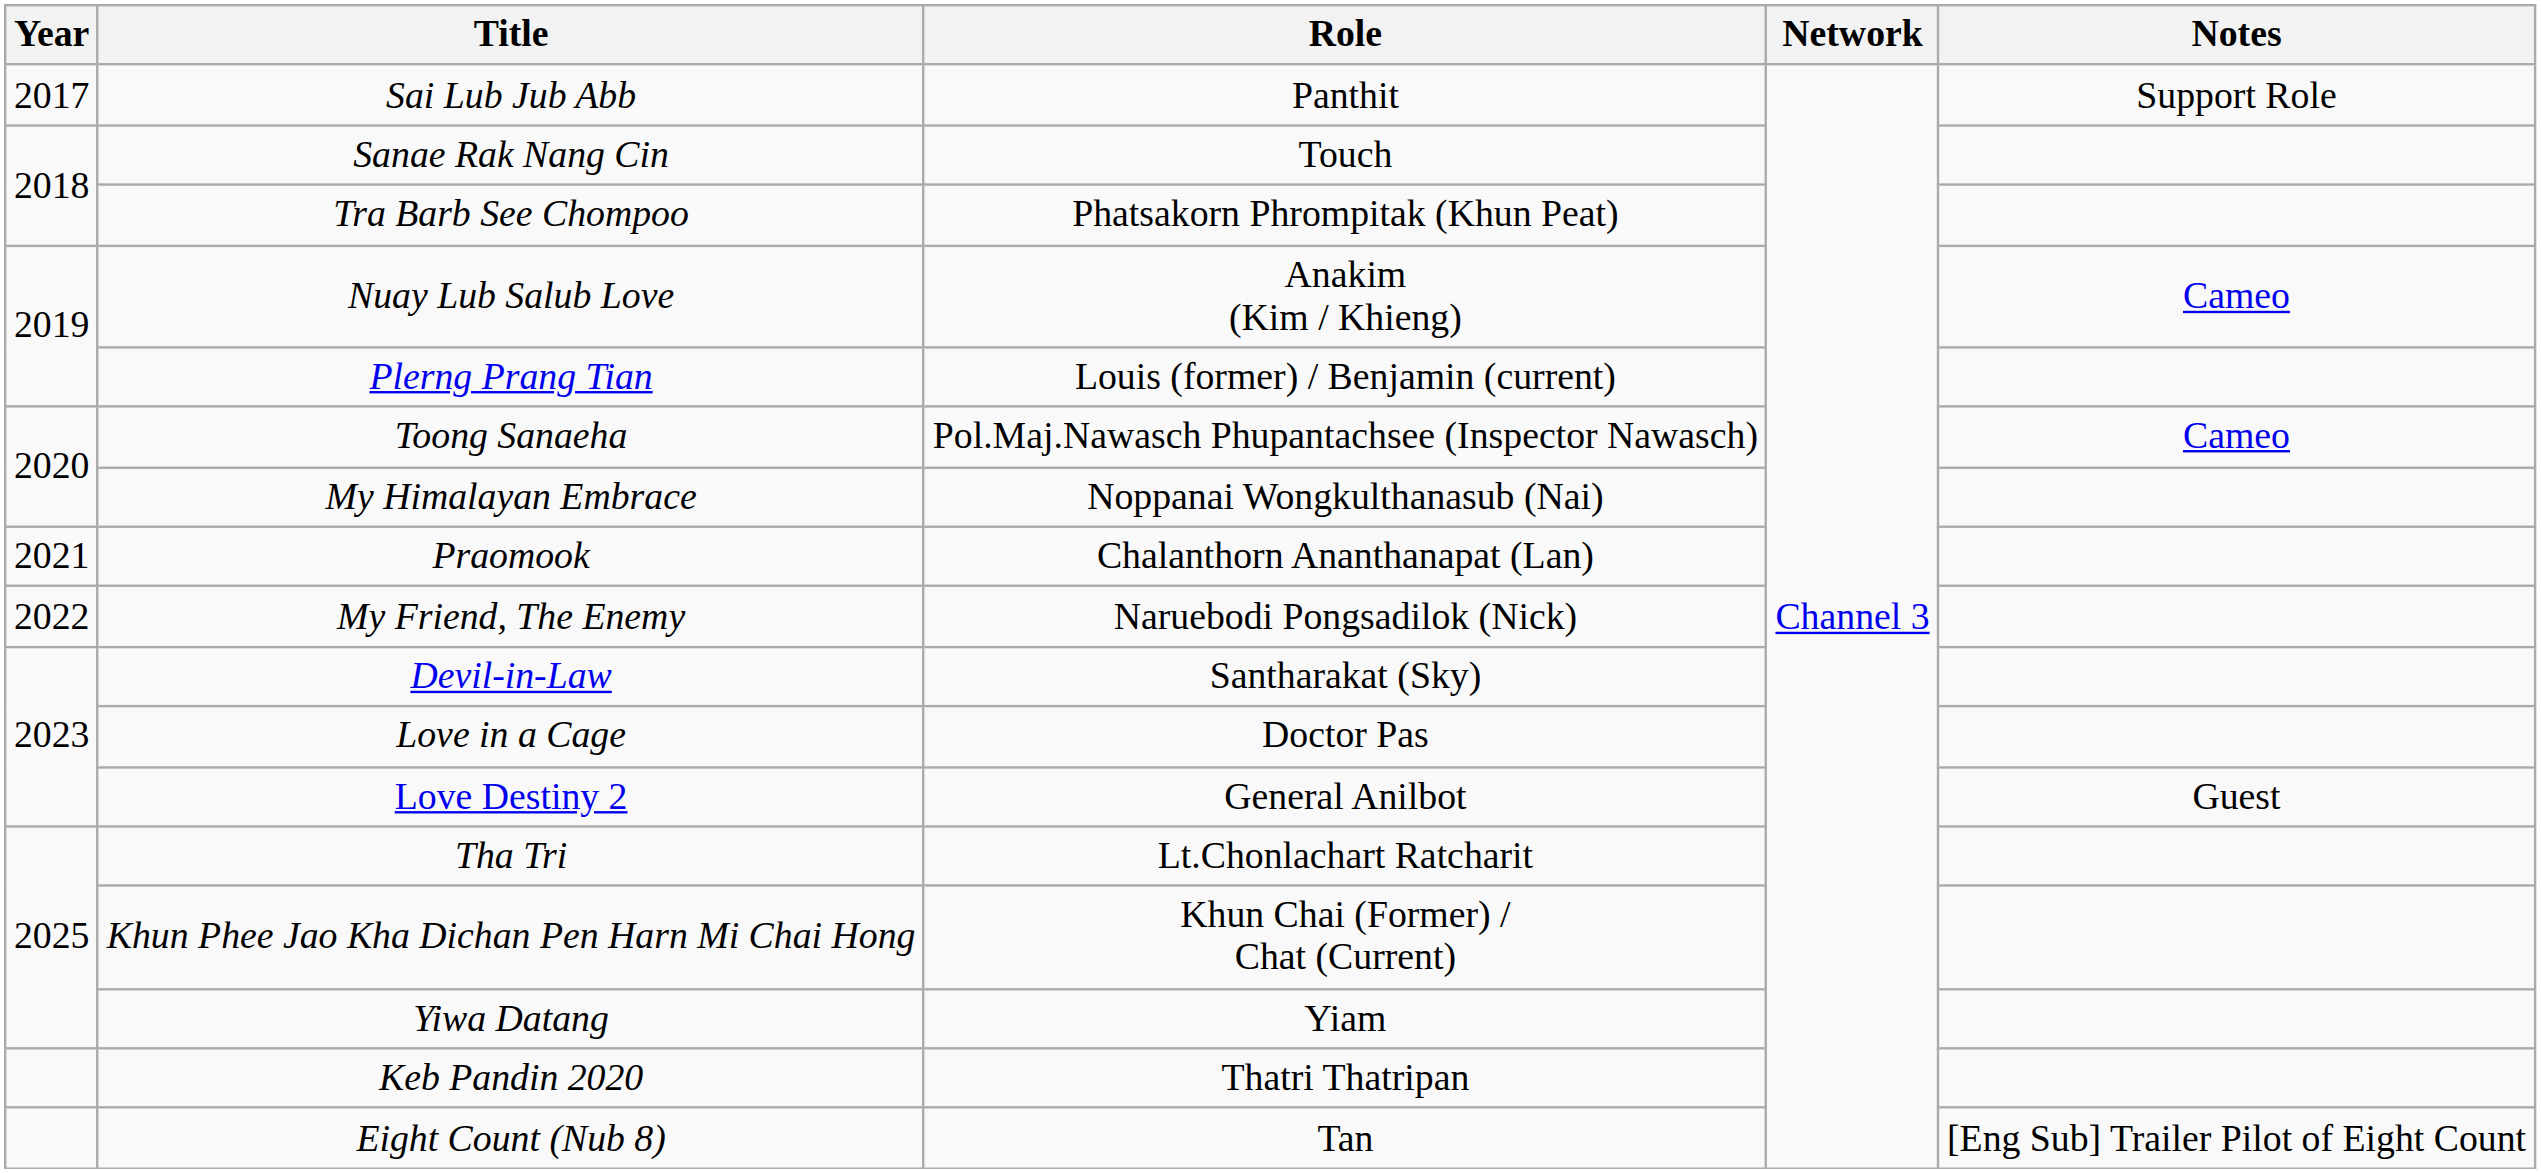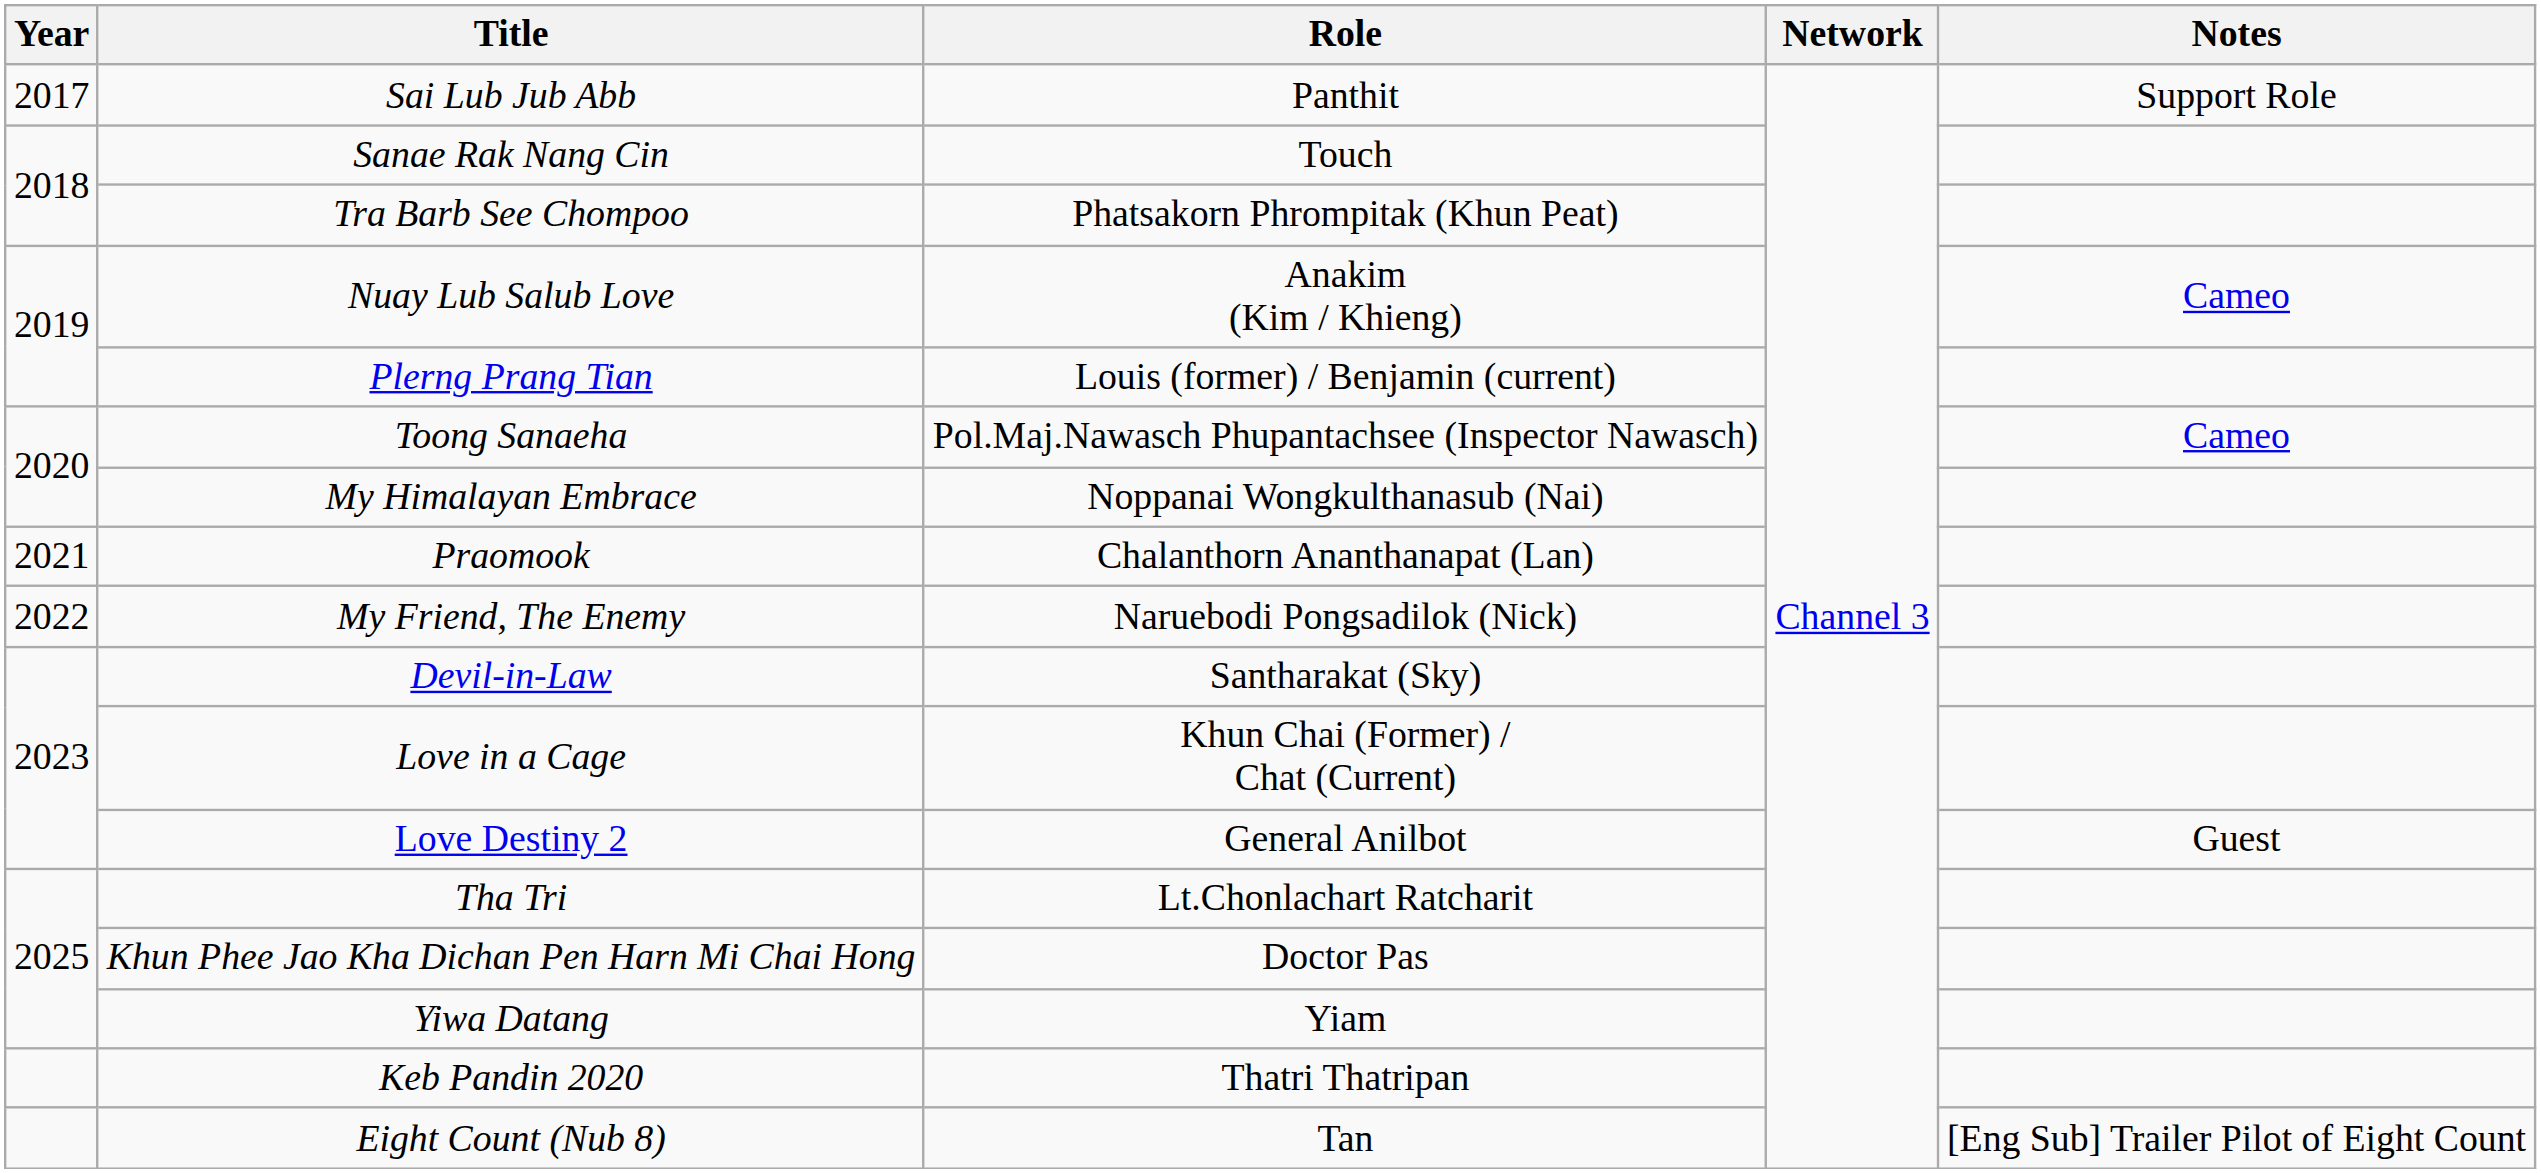(1345, 735) Doctor Pas -> (1345, 756) Khun Chai (Former) / Chat (Current)
(1345, 936) Khun Chai (Former) / Chat (Current) -> (1345, 957) Doctor Pas
